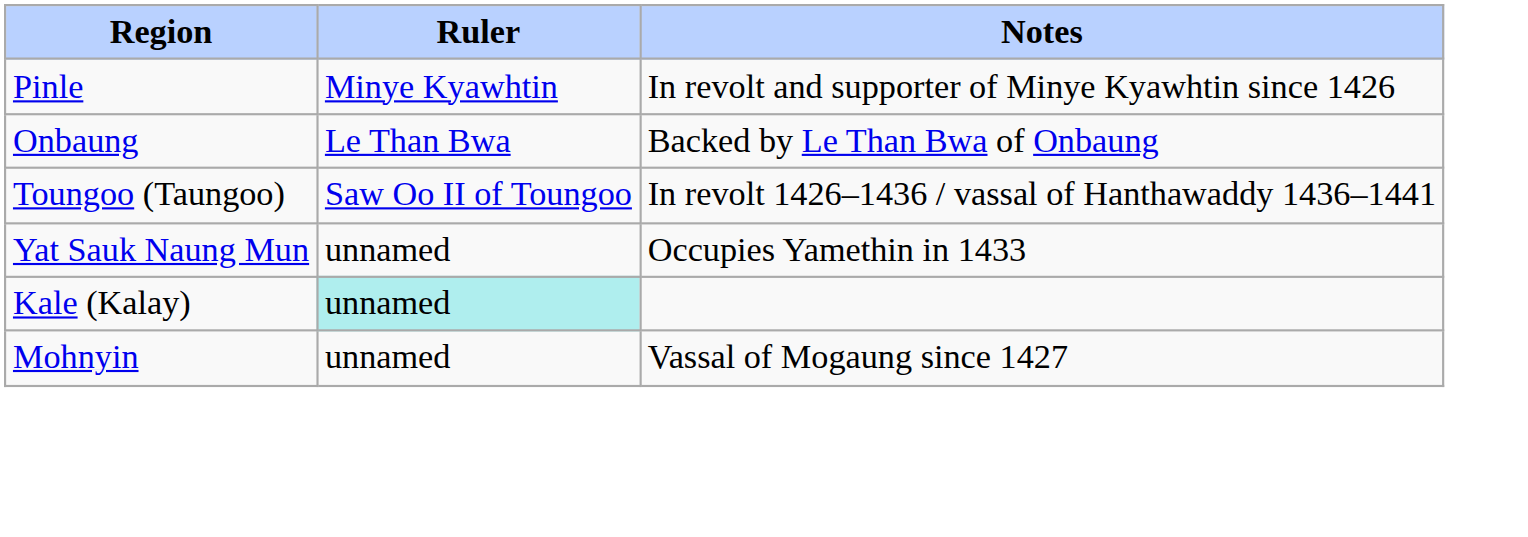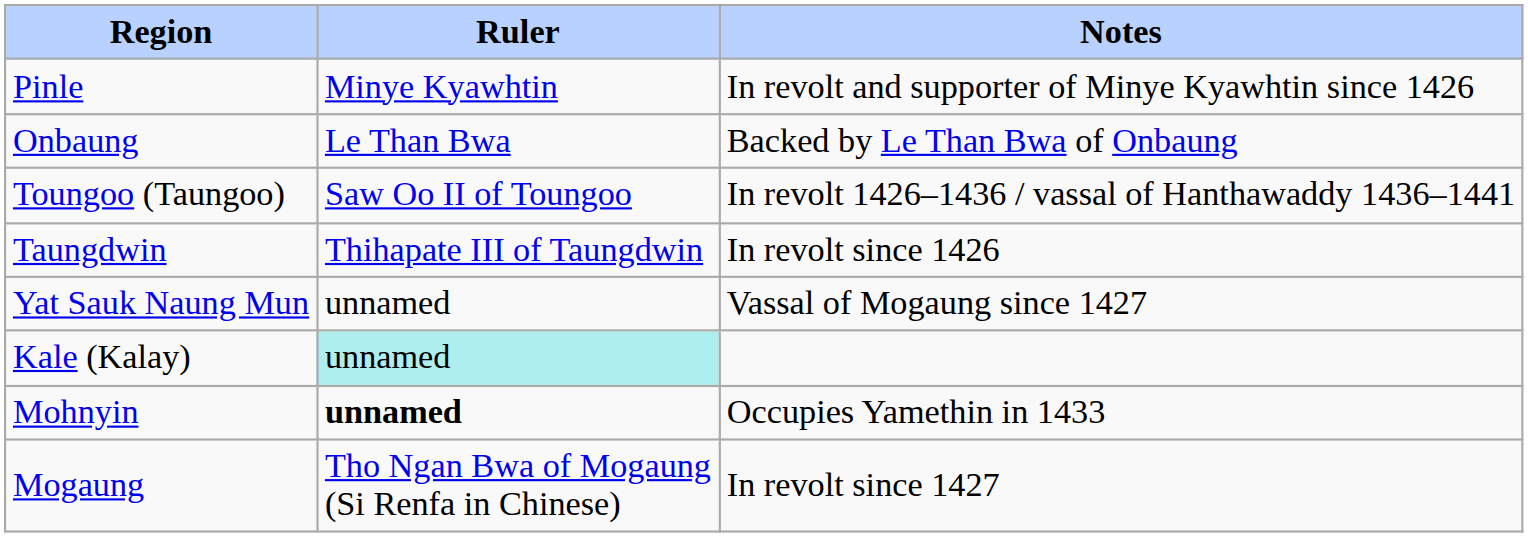+ row: (90, 248)
(837, 248) Occupies Yamethin in 1433 -> (937, 303) Vassal of Mogaung since 1427
(388, 357) normal -> (393, 411) bold
(858, 357) Vassal of Mogaung since 1427 -> (916, 411) Occupies Yamethin in 1433
+ row: (79, 485)
